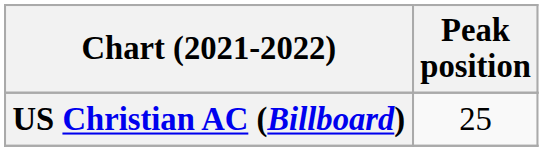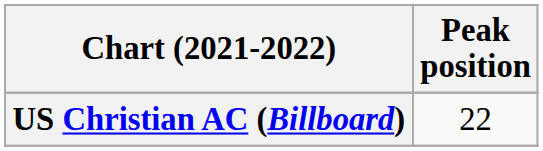(476, 118) 25 -> (476, 118) 22
